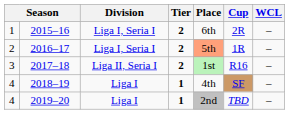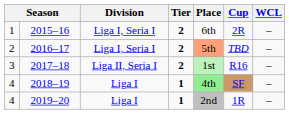(238, 48) 1R -> (238, 48) TBD
(209, 83) no background -> (209, 83) lightgreen background
(238, 100) TBD -> (238, 100) 1R
